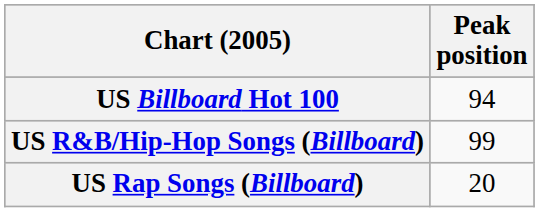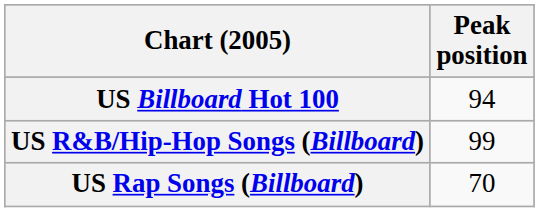(482, 183) 20 -> (482, 183) 70
